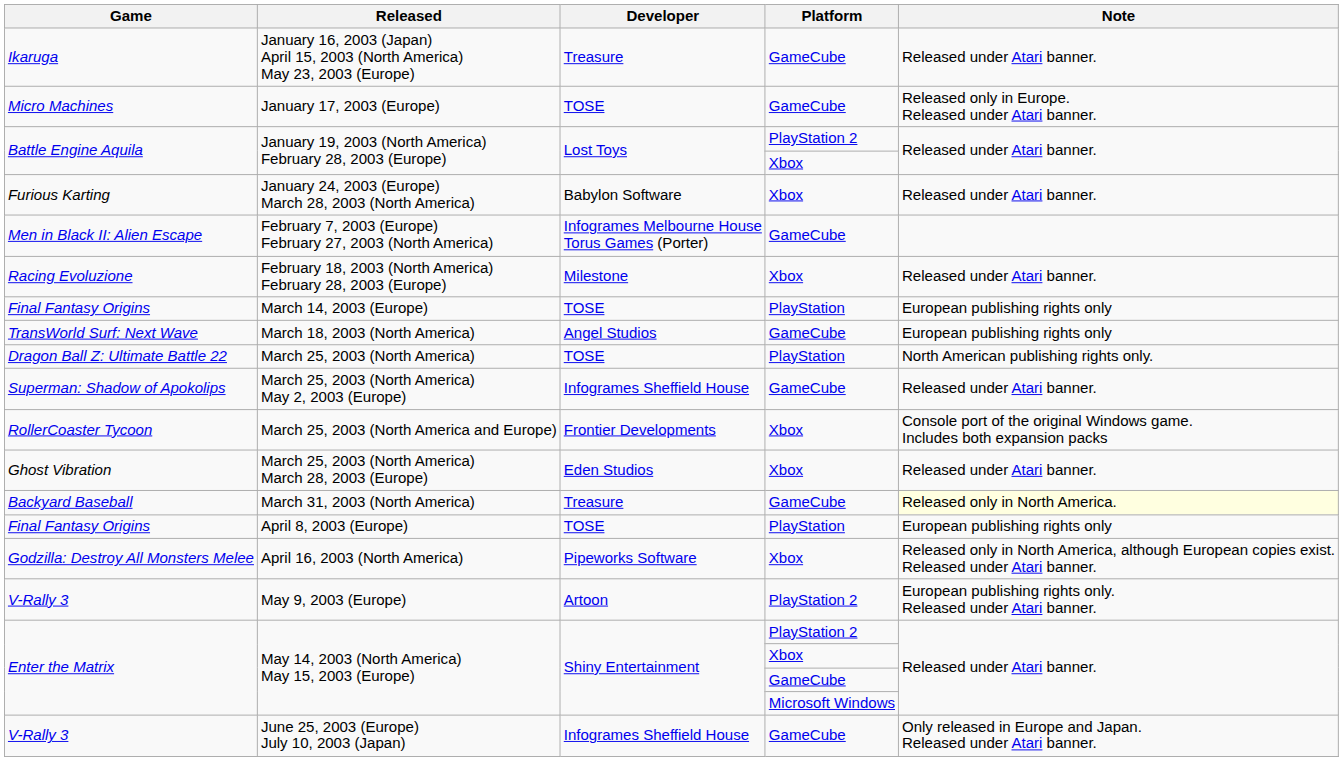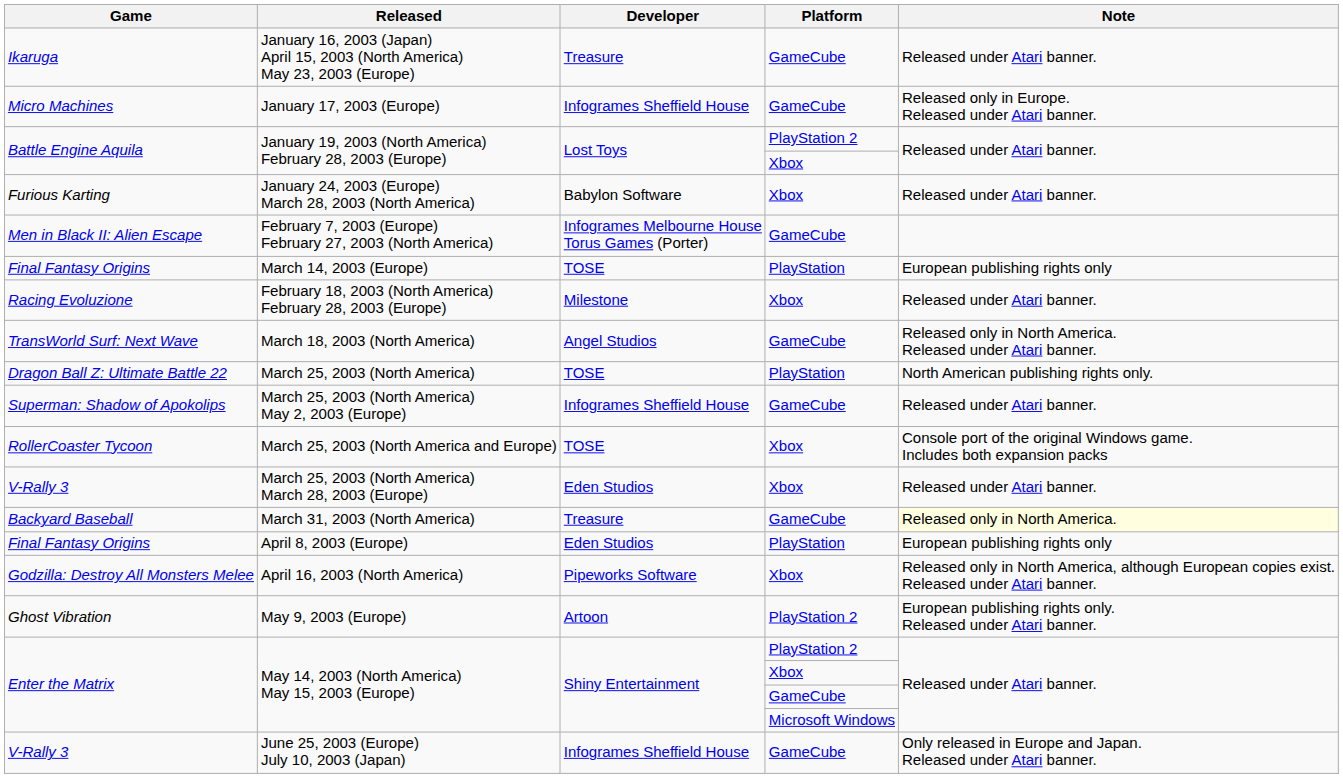(584, 106) TOSE -> (656, 106) Infogrames Sheffield House
rows swapped: (377, 276) <-> (344, 308)
(1007, 332) European publishing rights only -> (1009, 341) Released only in North America. Released under Atari banner.
(640, 429) Frontier Developments -> (584, 446) TOSE
(60, 470) Ghost Vibration -> (38, 487) V-Rally 3
(584, 526) TOSE -> (608, 543) Eden Studios
(38, 599) V-Rally 3 -> (60, 616) Ghost Vibration
